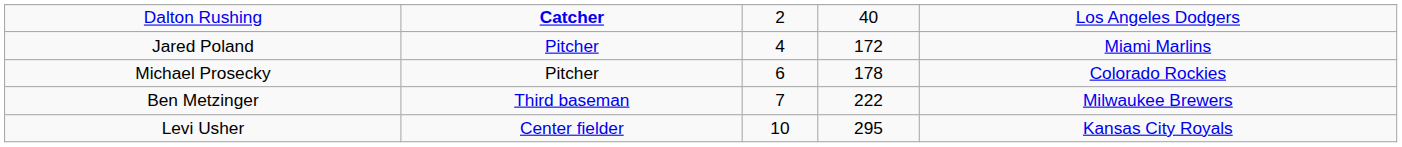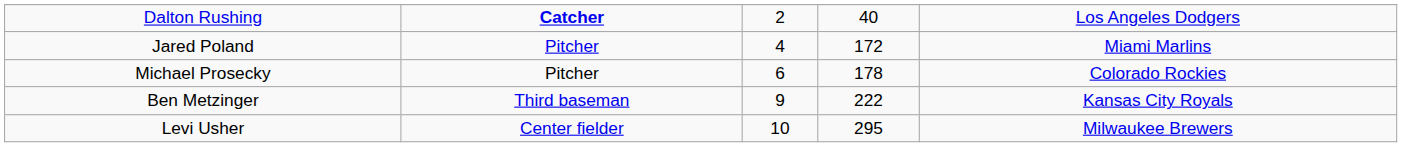(780, 100) 7 -> (780, 100) 9
(1158, 100) Milwaukee Brewers -> (1158, 100) Kansas City Royals
(1158, 127) Kansas City Royals -> (1158, 127) Milwaukee Brewers
